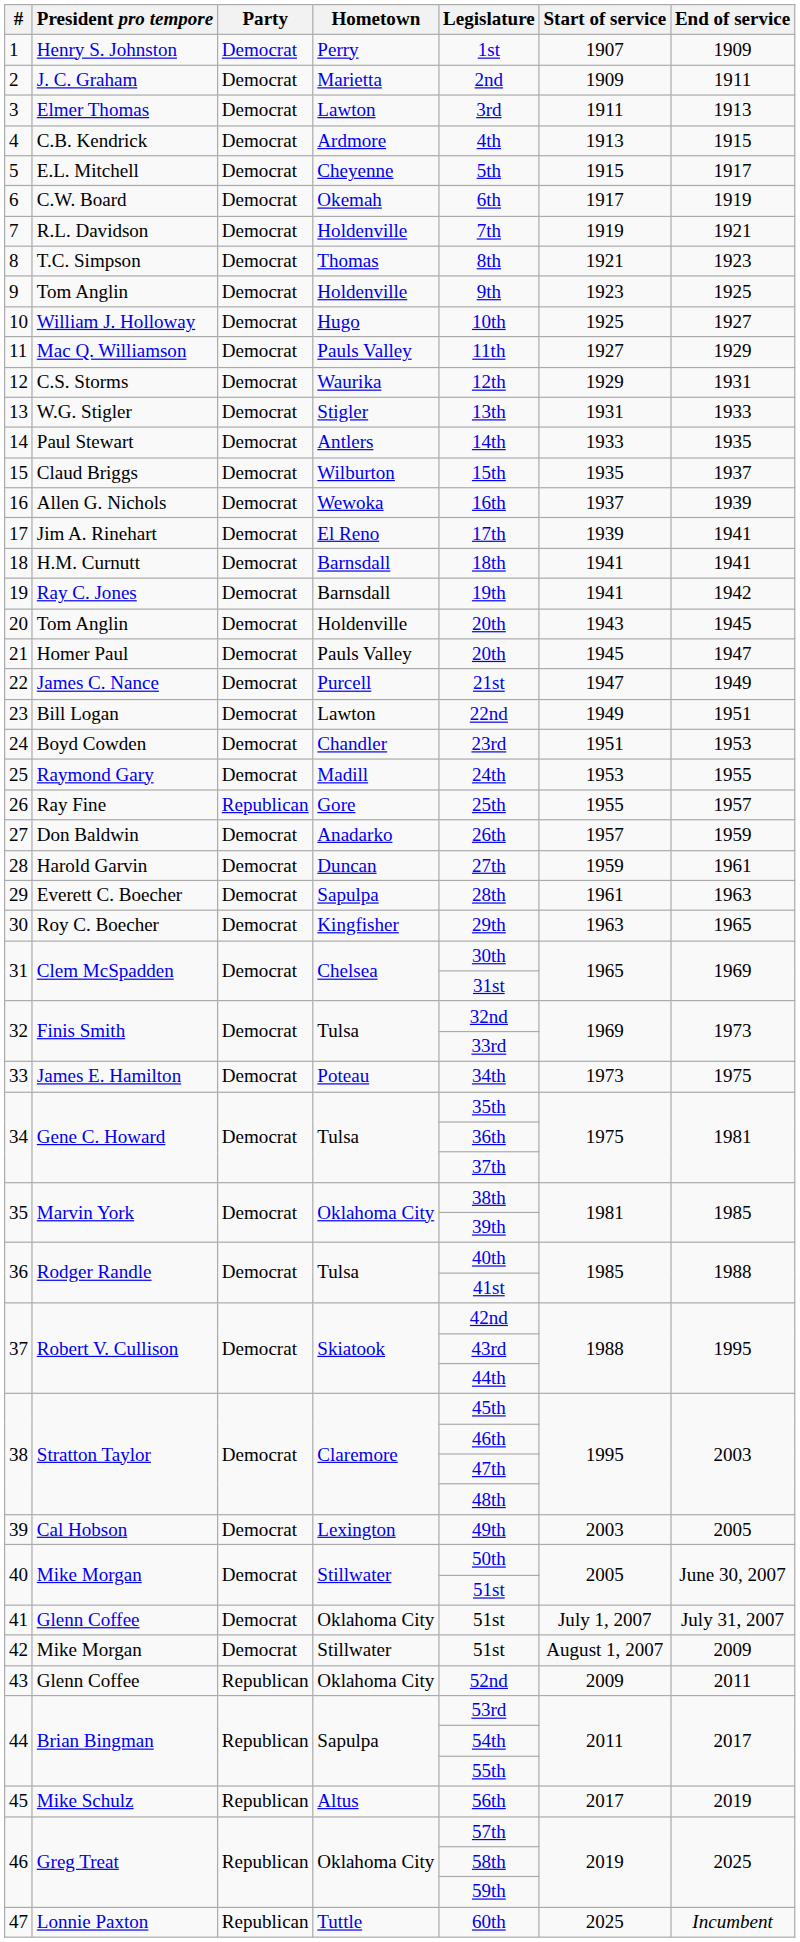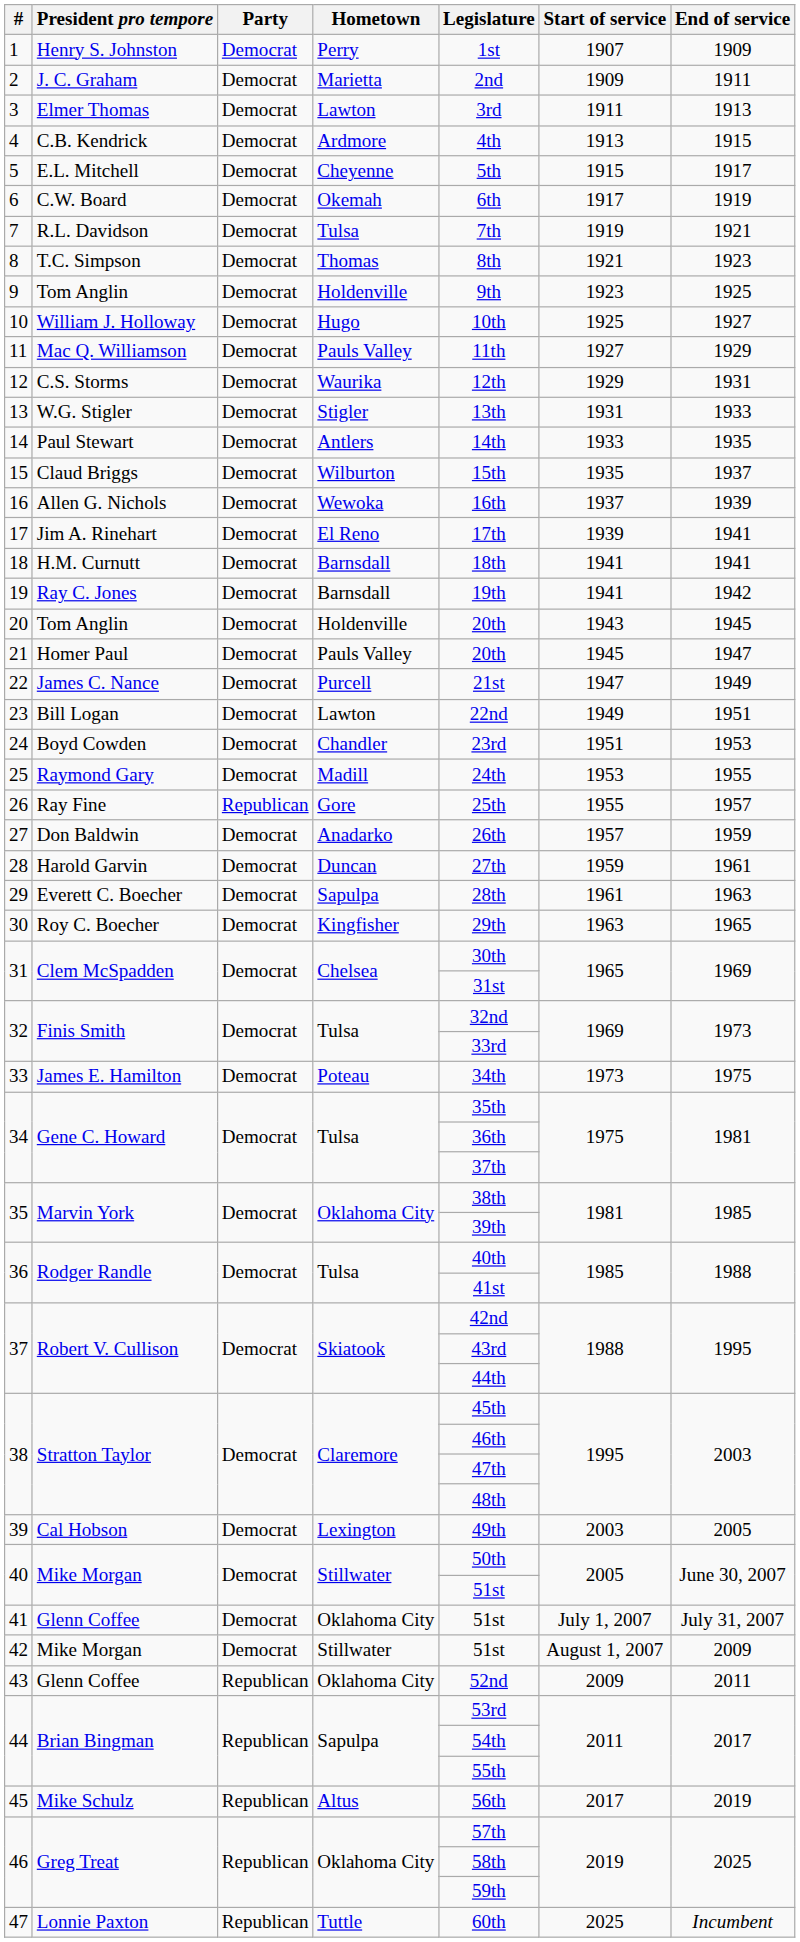(362, 230) Holdenville -> (338, 230) Tulsa
